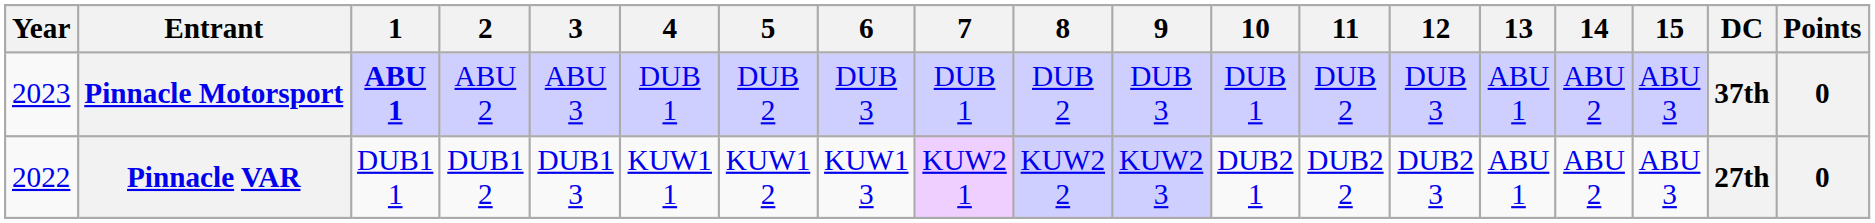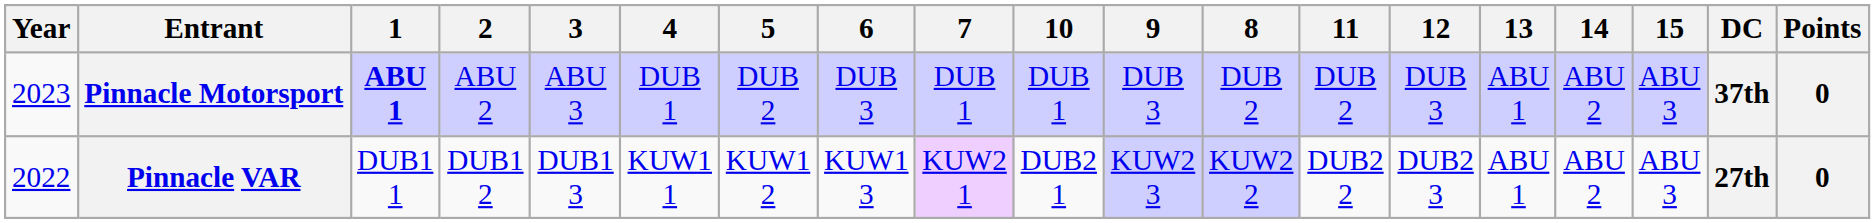columns swapped: (1063, 28) <-> (1255, 28)
